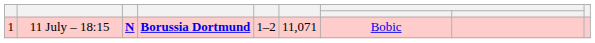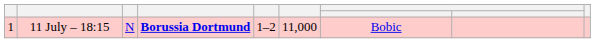(130, 27) bold -> (130, 27) normal
(299, 27) 11,071 -> (299, 27) 11,000
